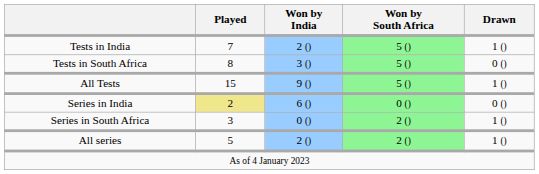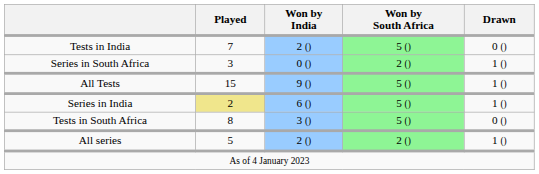(499, 45) 1 () -> (499, 45) 0 ()
rows swapped: (100, 63) <-> (100, 121)
(403, 103) 0 () -> (403, 103) 5 ()
(499, 103) 0 () -> (499, 103) 1 ()
